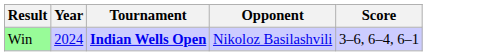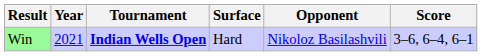+ column: (237, 16)
(69, 39) 2024 -> (69, 39) 2021
